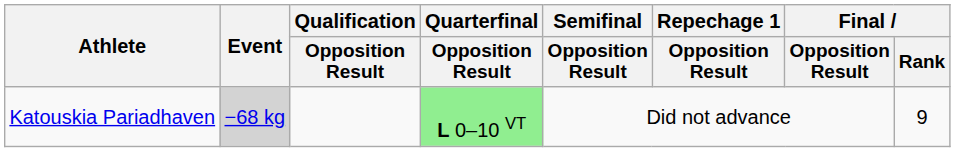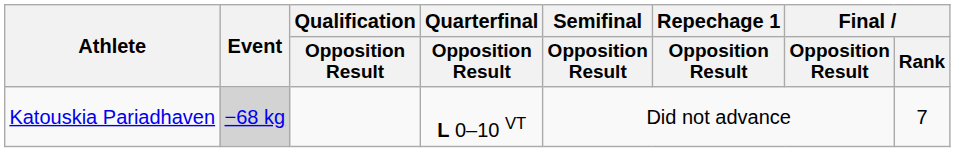(482, 128) lightgreen background -> (482, 128) no background
(922, 117) 9 -> (922, 117) 7
